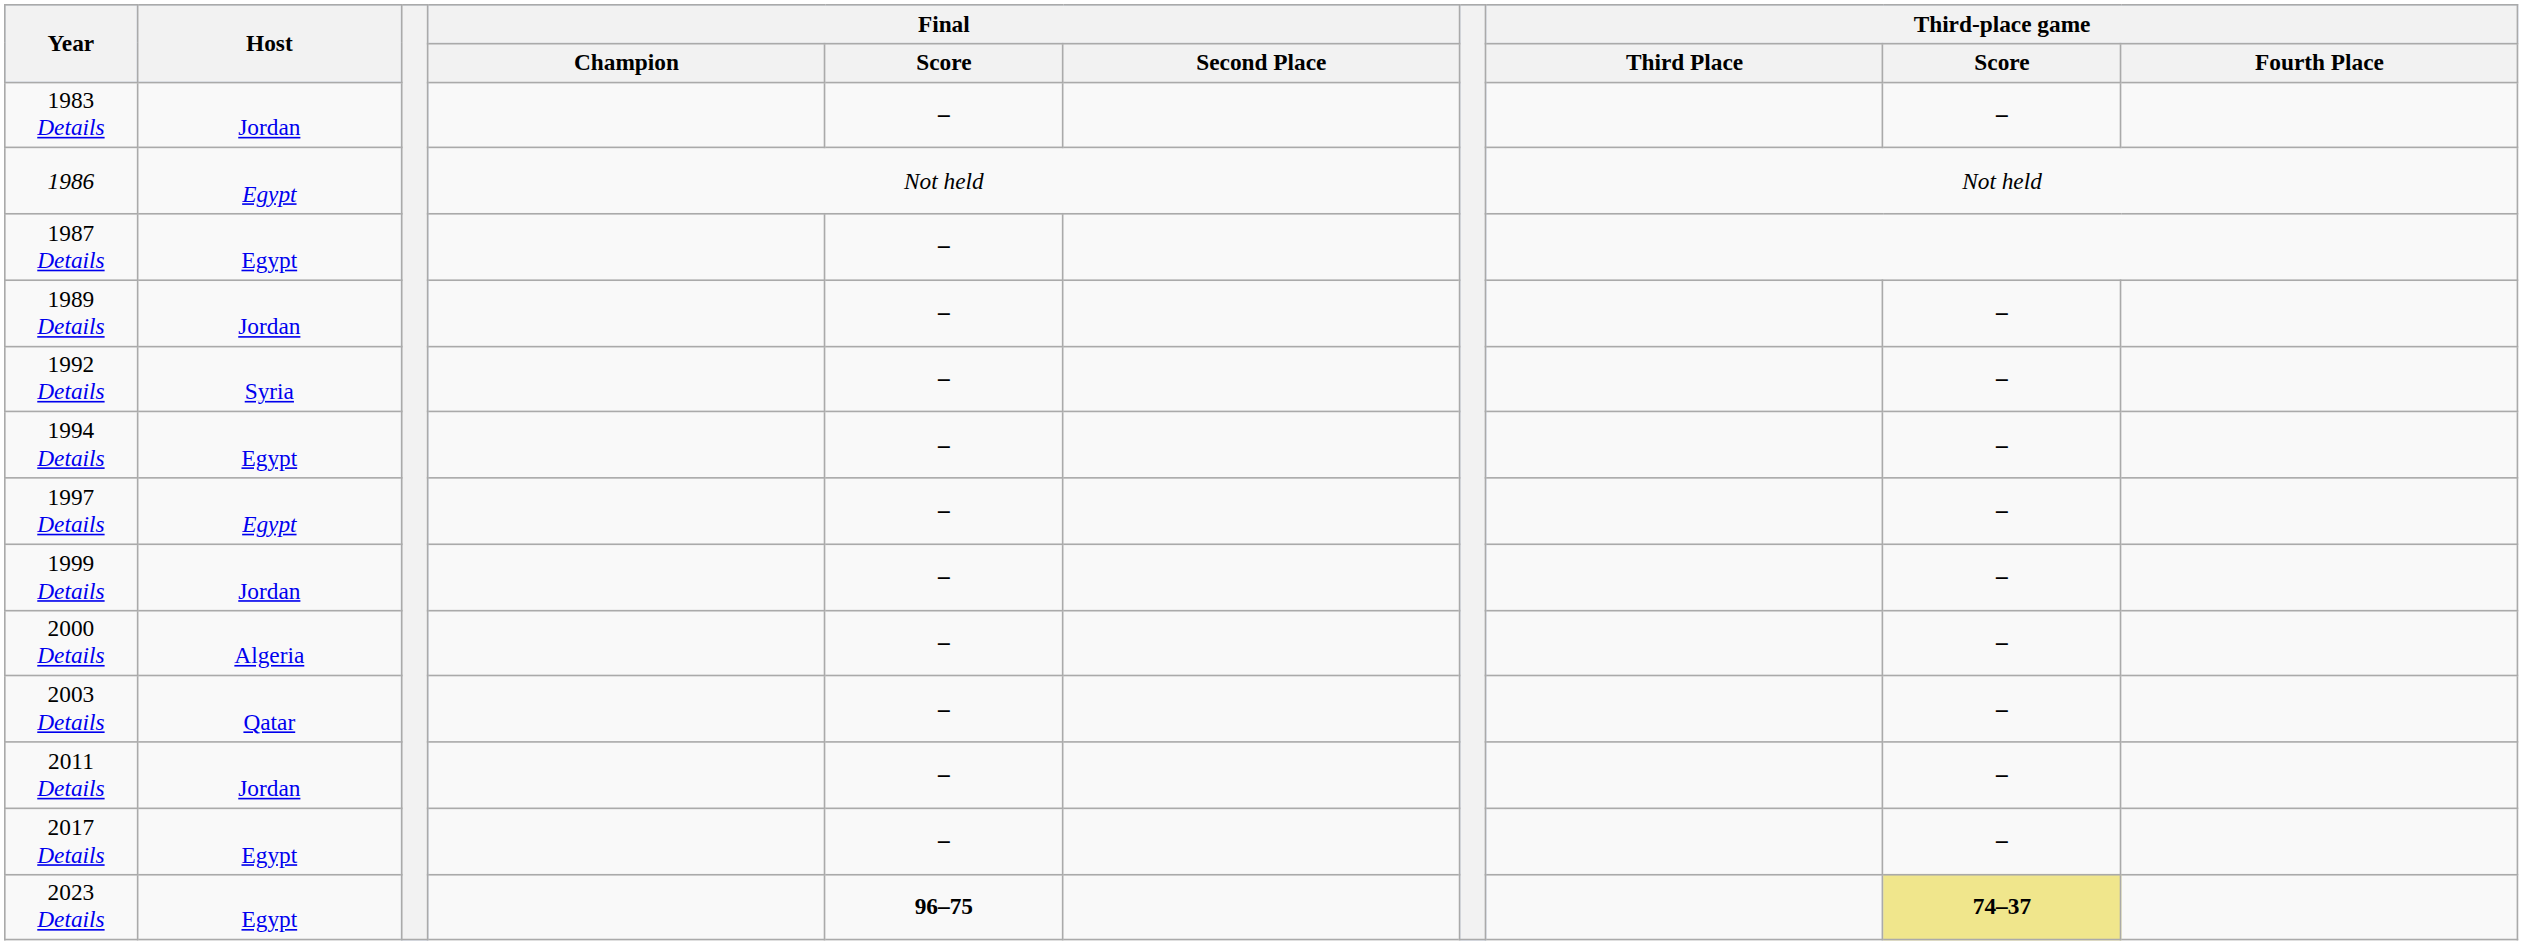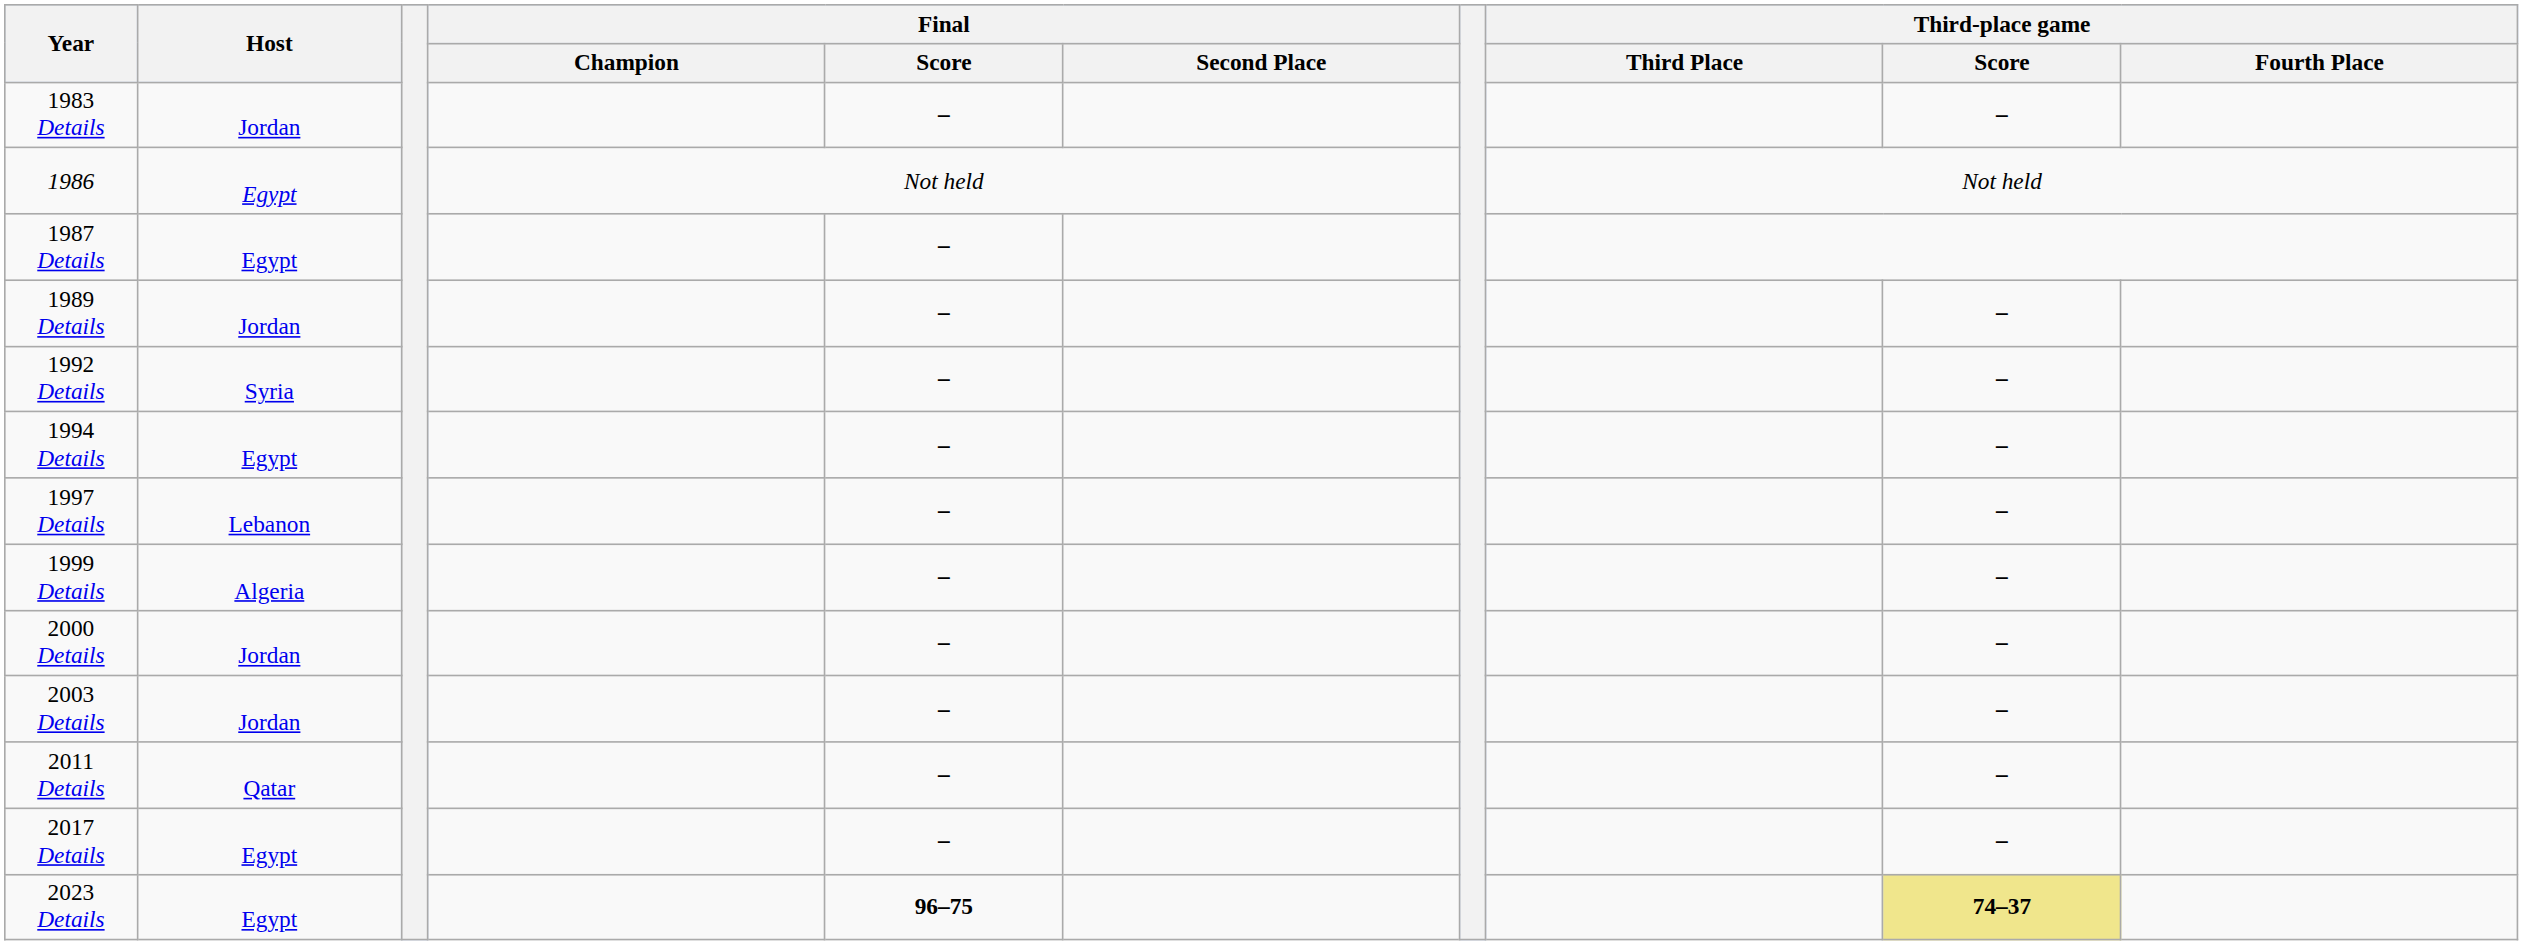(269, 524) Egypt -> (269, 524) Lebanon
(269, 590) Jordan -> (269, 590) Algeria
(269, 656) Algeria -> (269, 656) Jordan
(269, 722) Qatar -> (269, 722) Jordan
(269, 788) Jordan -> (269, 788) Qatar
